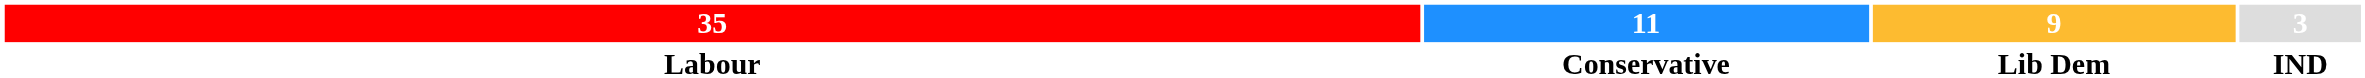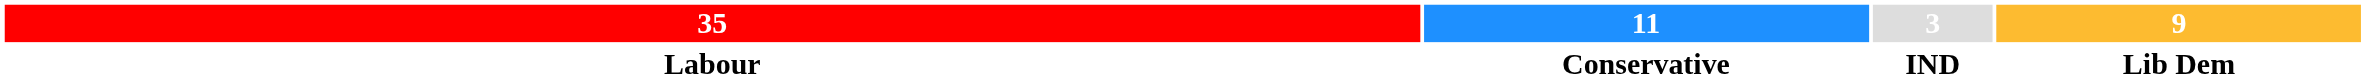columns swapped: (2054, 23) <-> (2300, 23)
